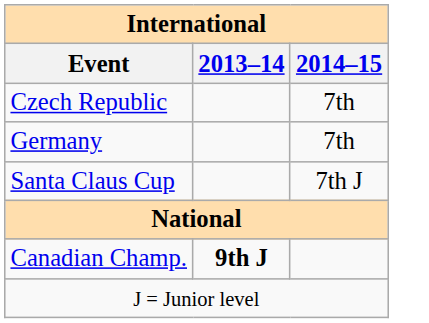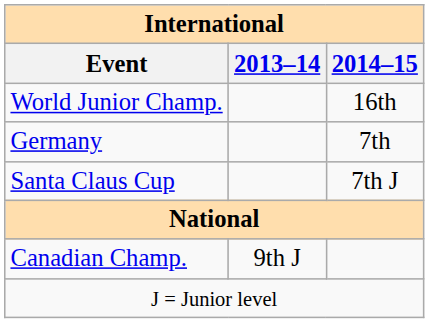+ row: (117, 102)
- row: (89, 102)
(241, 258) bold -> (277, 258) normal
